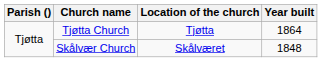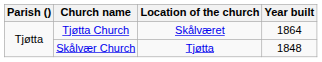(200, 30) Tjøtta -> (200, 30) Skålværet
(200, 48) Skålværet -> (200, 48) Tjøtta
